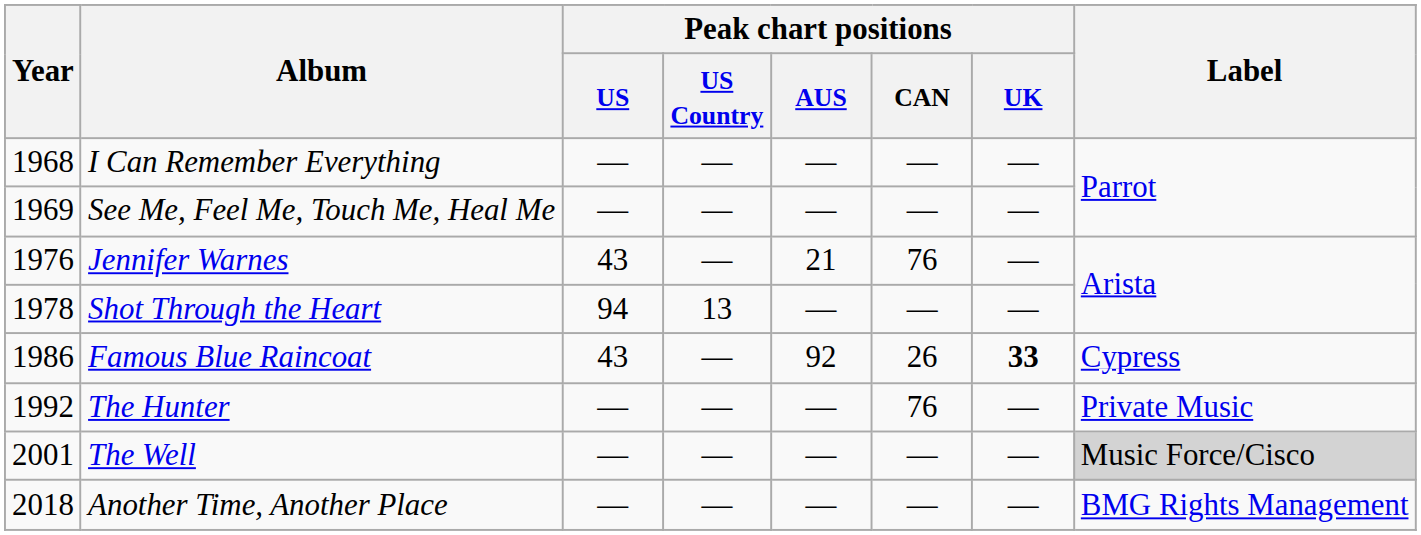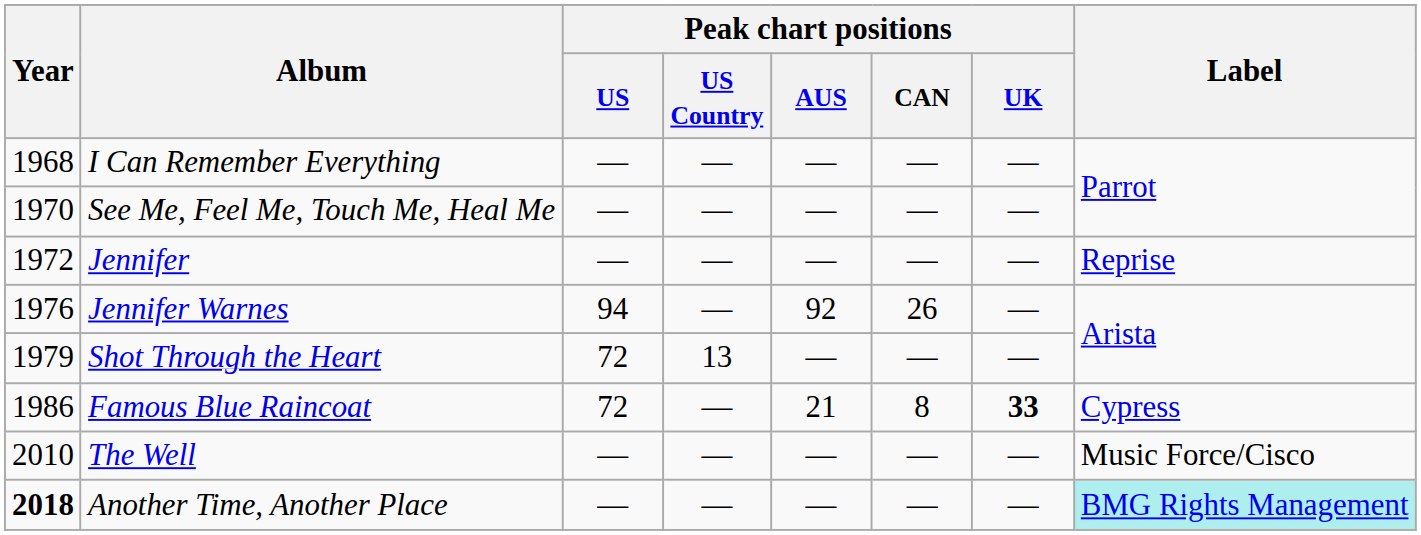(43, 210) 1969 -> (43, 210) 1970
+ row: (139, 259)
(613, 259) 43 -> (613, 308) 94
(821, 259) 21 -> (821, 308) 92
(922, 259) 76 -> (922, 308) 26
(43, 308) 1978 -> (43, 357) 1979
(613, 308) 94 -> (613, 357) 72
(613, 357) 43 -> (613, 406) 72
(821, 357) 92 -> (821, 406) 21
(922, 357) 26 -> (922, 406) 8
- row: (159, 406)
(43, 455) 2001 -> (43, 455) 2010
(1198, 455) lightgrey background -> (1198, 455) no background
(43, 504) normal -> (43, 504) bold
(1245, 504) no background -> (1245, 504) paleturquoise background
